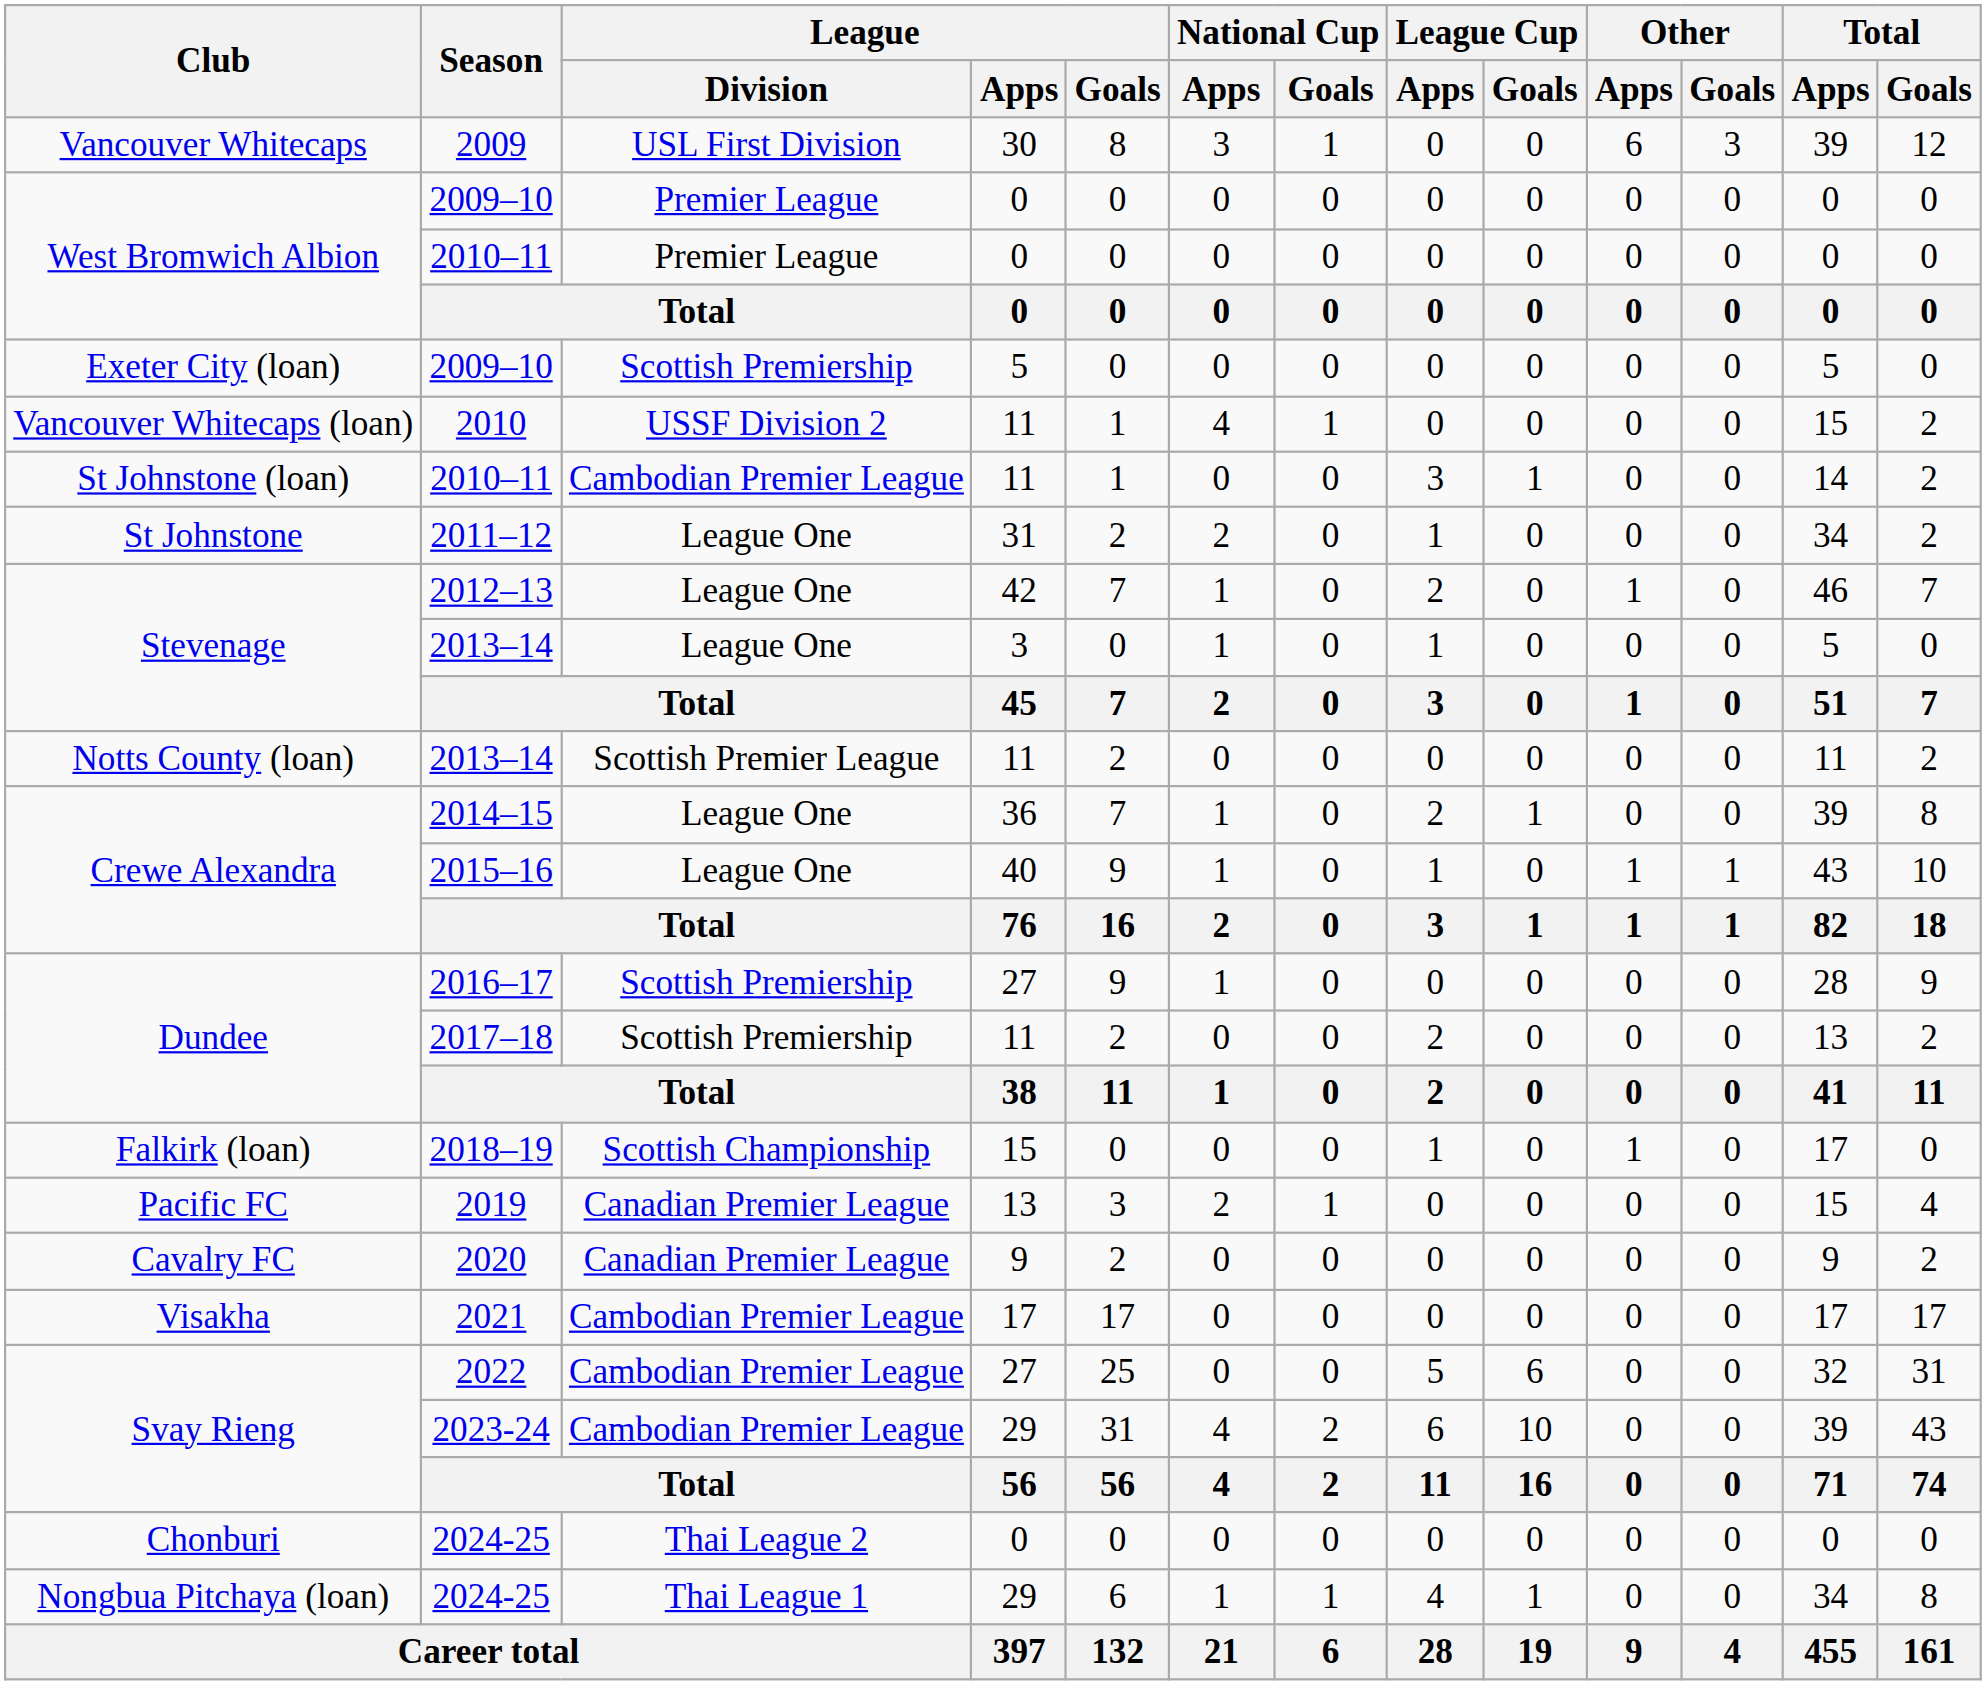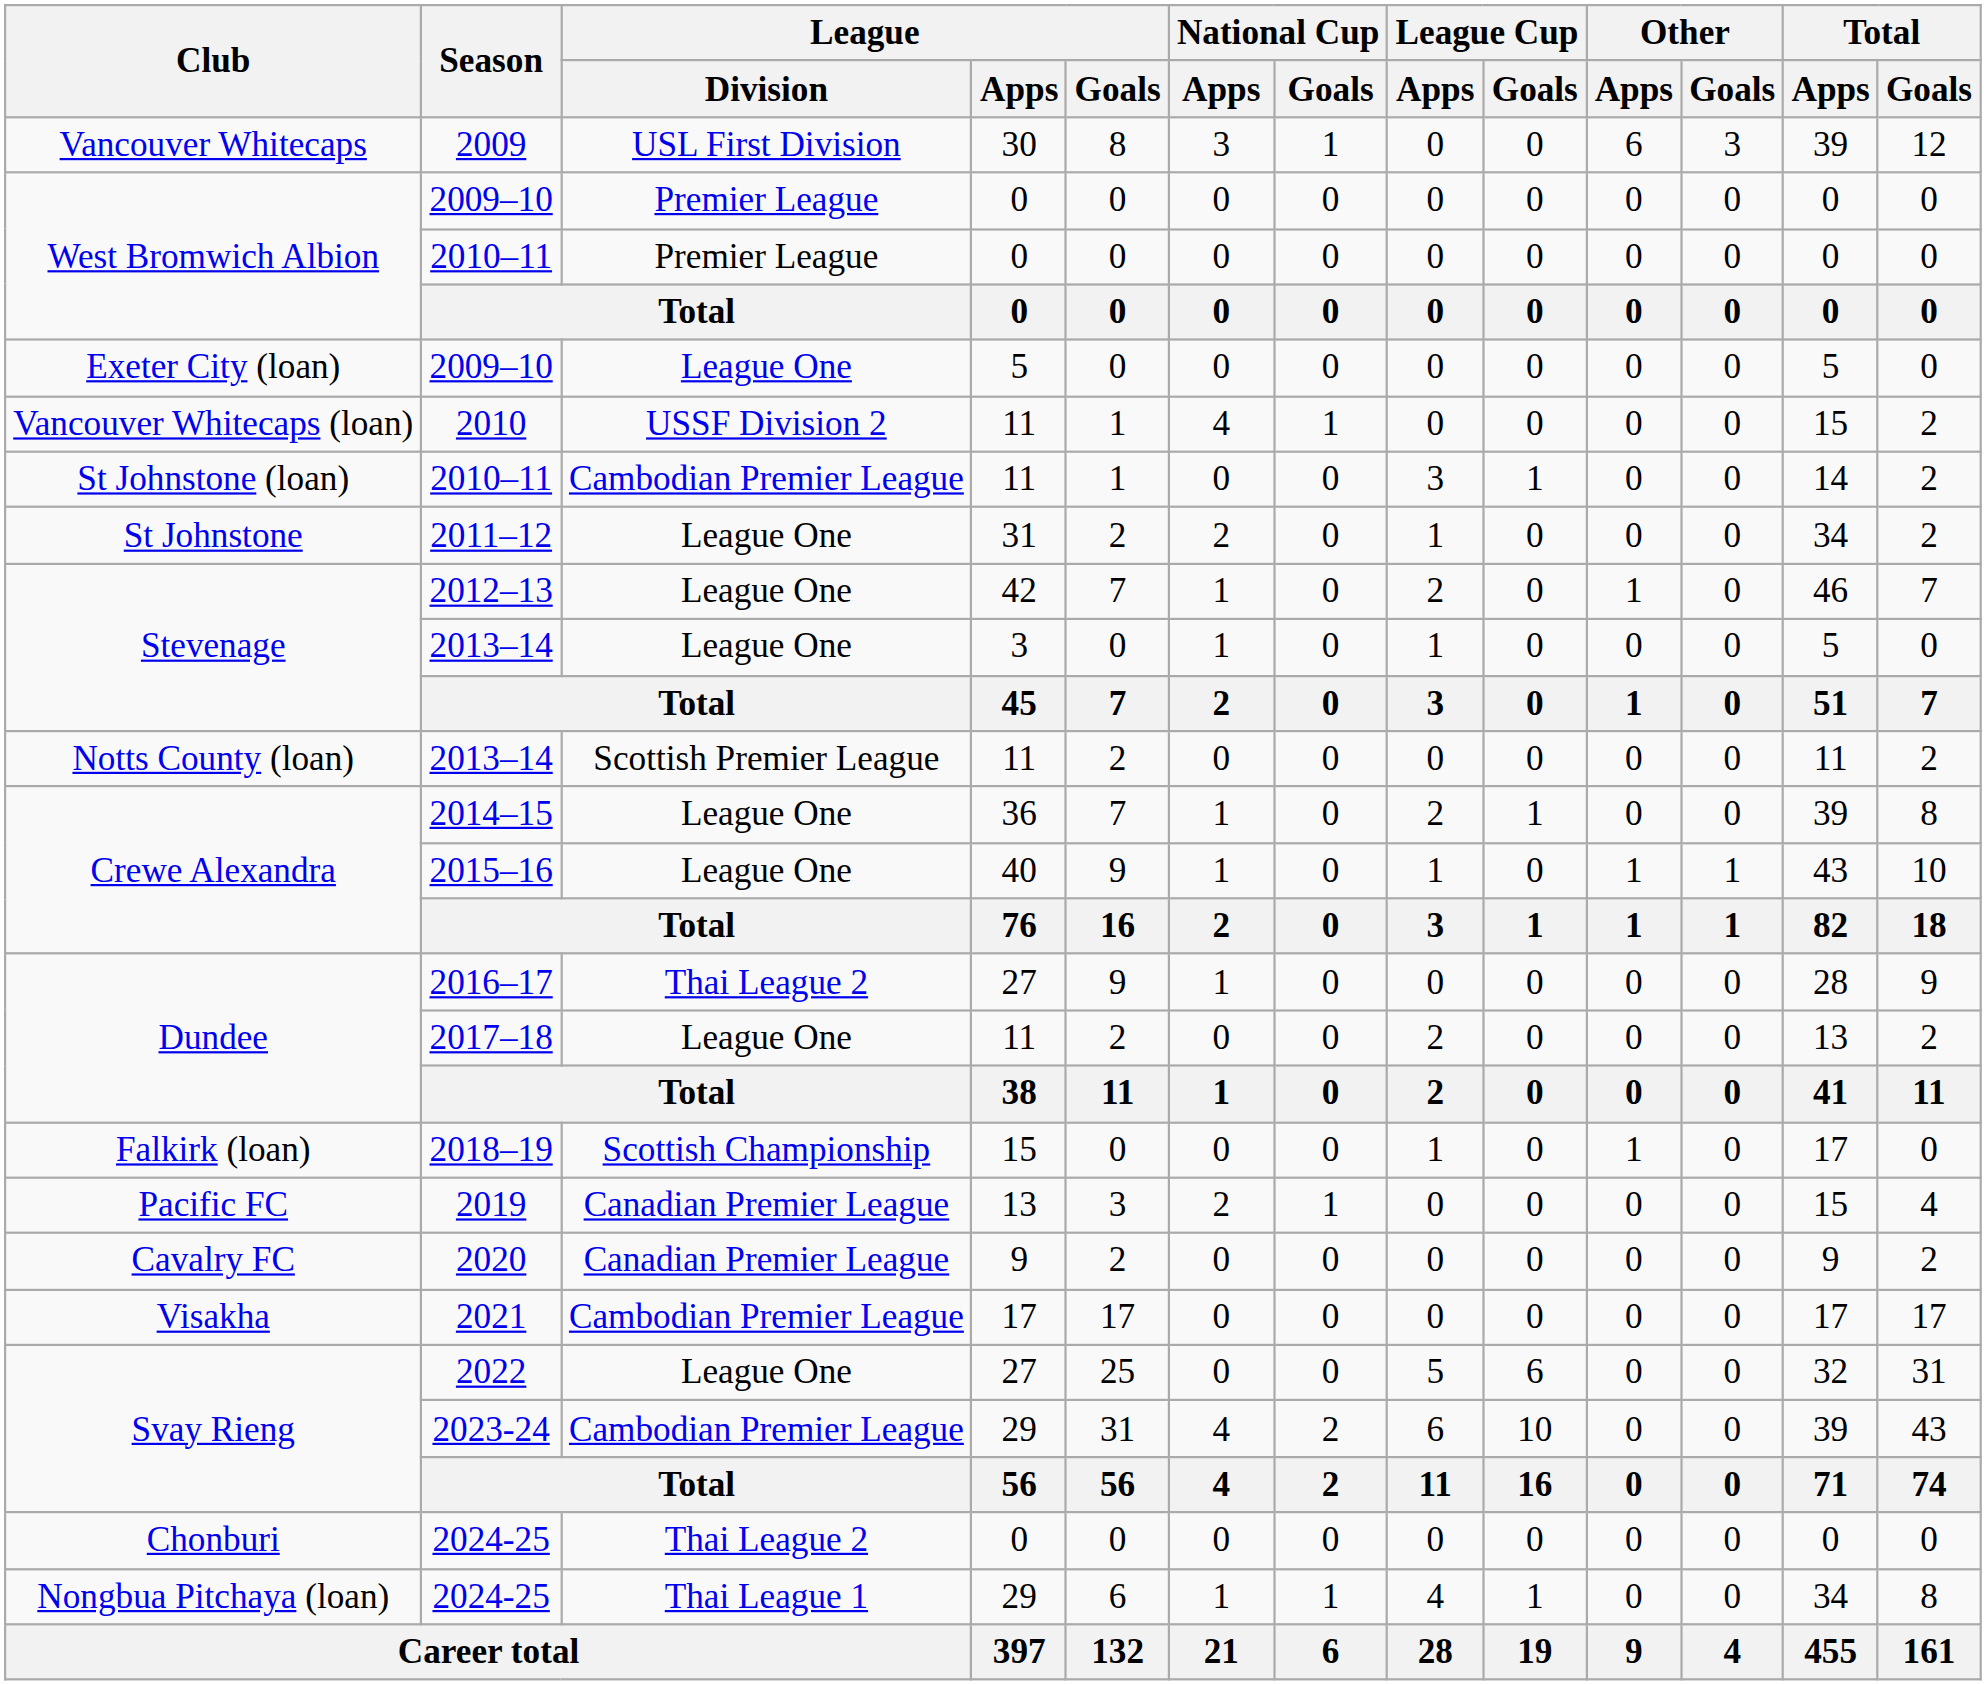(766, 367) Scottish Premiership -> (766, 367) League One
(766, 981) Scottish Premiership -> (766, 981) Thai League 2
(766, 1037) Scottish Premiership -> (766, 1037) League One
(766, 1372) Cambodian Premier League -> (766, 1372) League One
